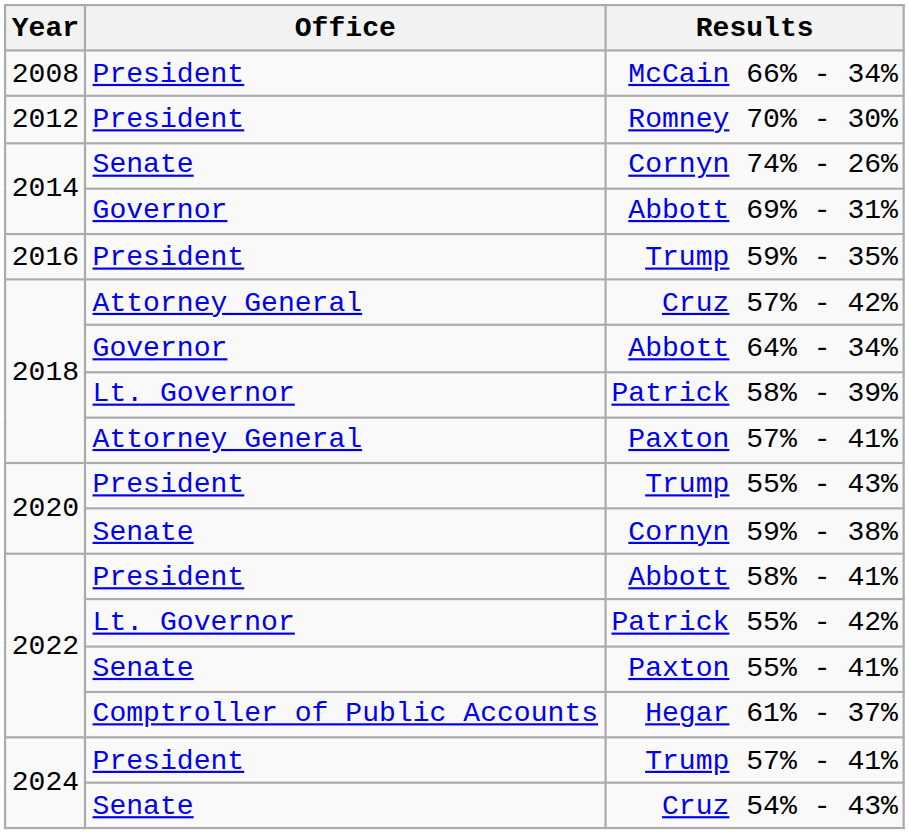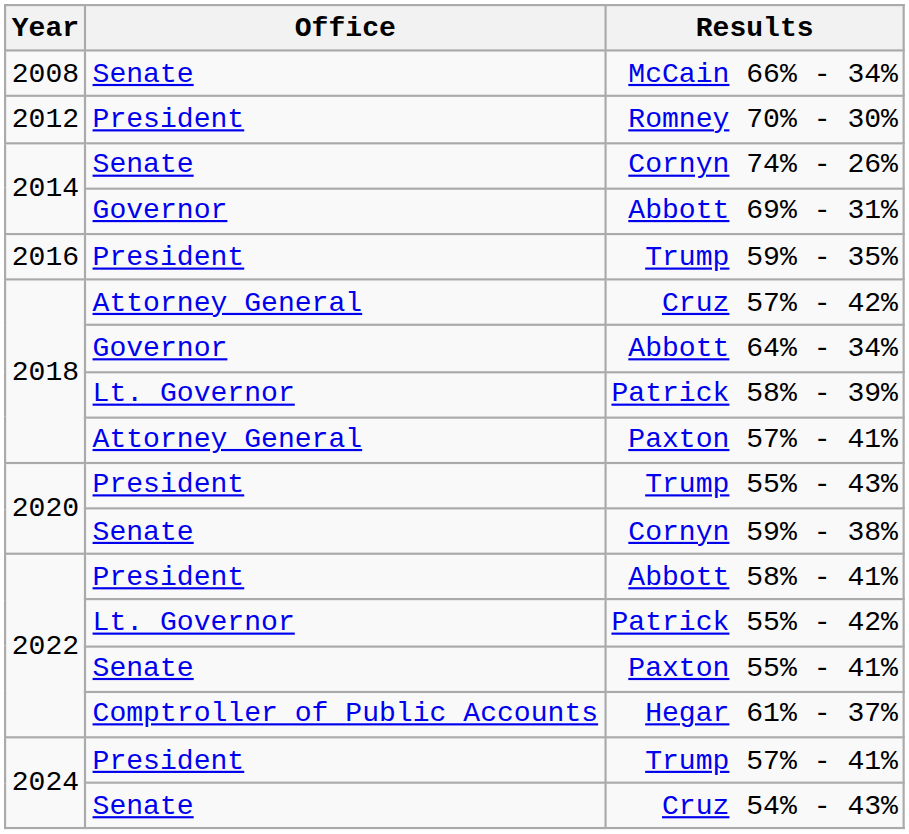(168, 74) President -> (143, 74) Senate
